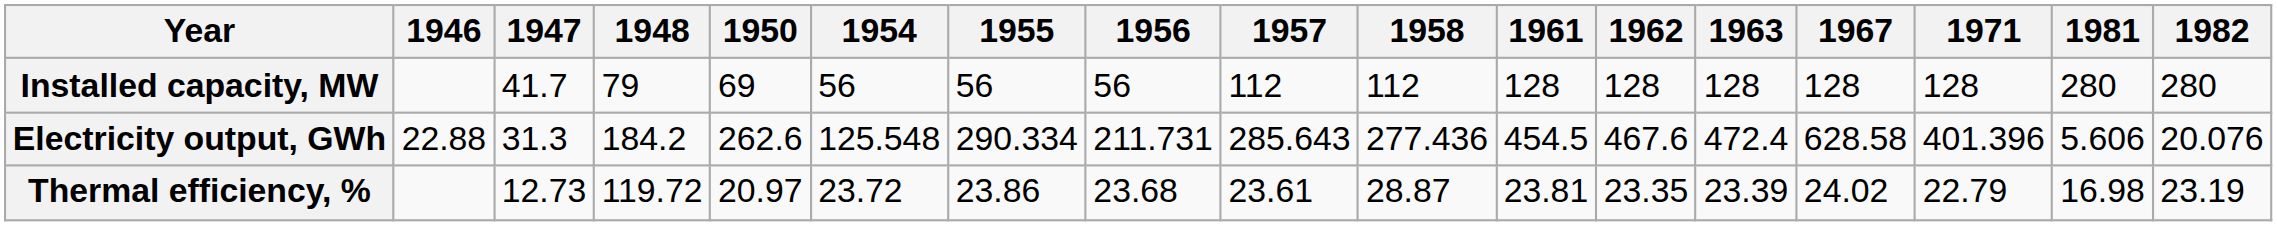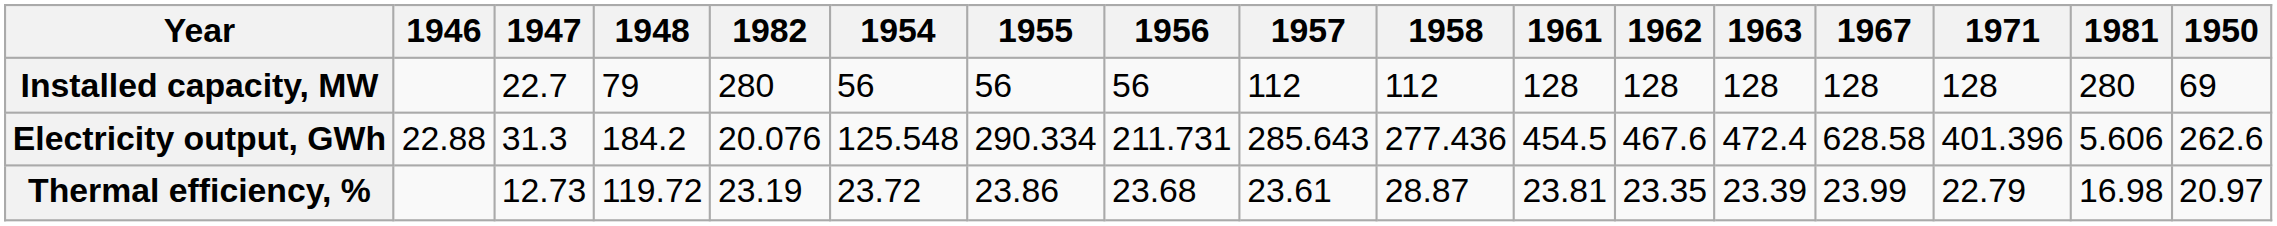columns swapped: (760, 31) <-> (2212, 31)
(535, 84) 41.7 -> (535, 84) 22.7
(1846, 191) 24.02 -> (1865, 191) 23.99
